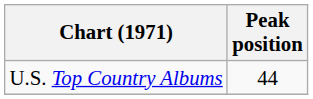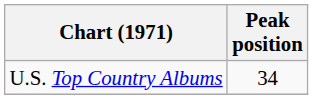(268, 77) 44 -> (268, 77) 34
